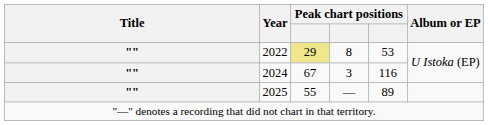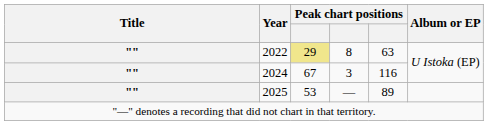(388, 52) 53 -> (388, 52) 63
(310, 92) 55 -> (310, 92) 53
